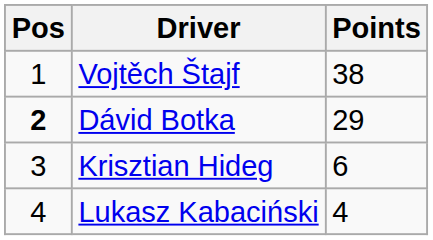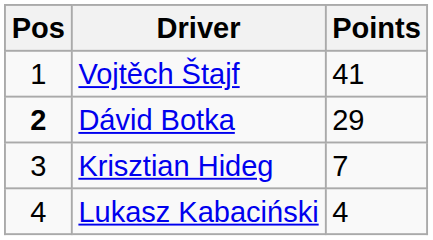(348, 74) 38 -> (348, 74) 41
(340, 166) 6 -> (340, 166) 7
